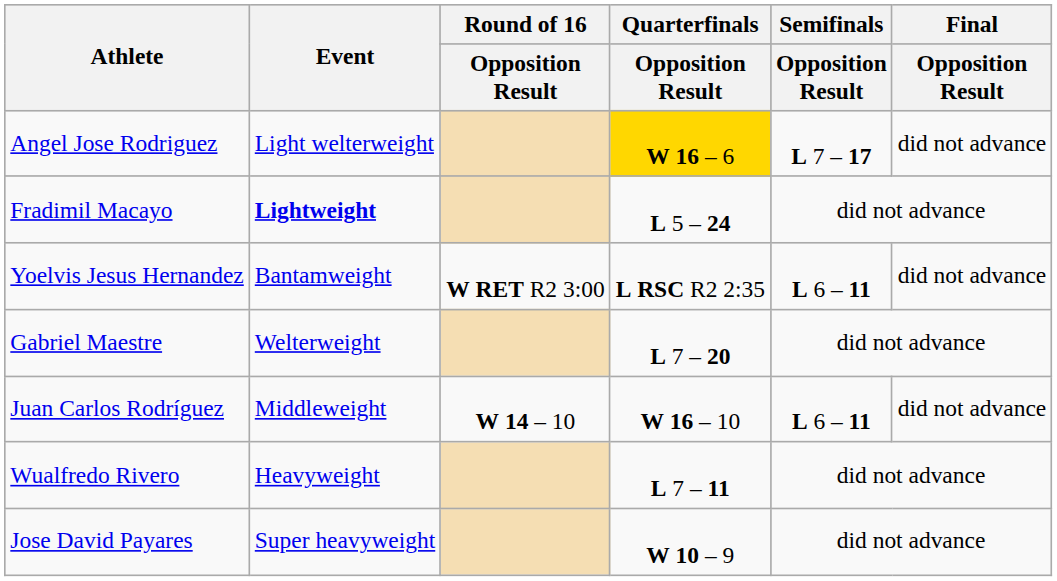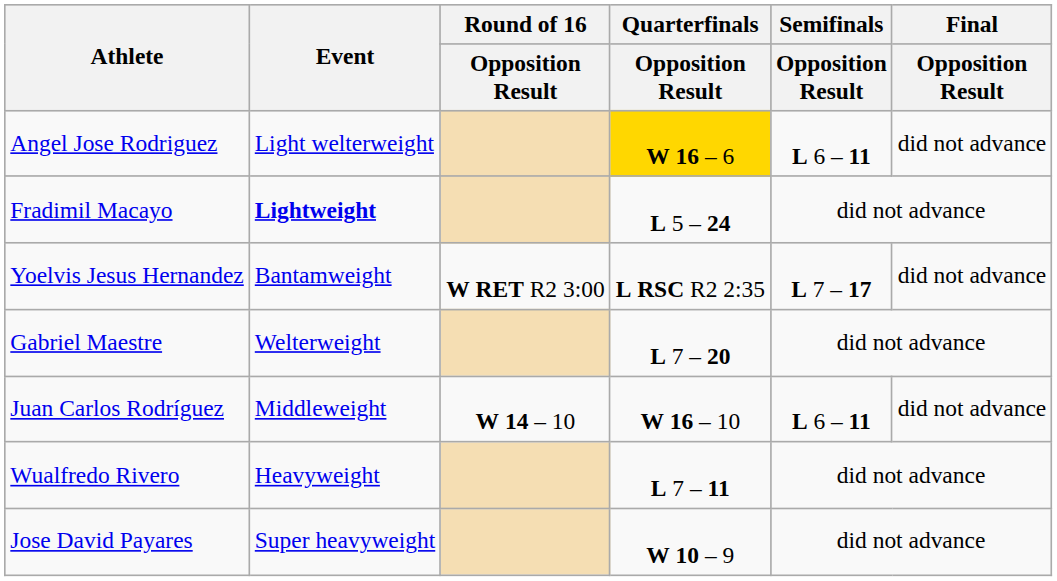(831, 157) L 7 – 17 -> (831, 157) L 6 – 11
(831, 289) L 6 – 11 -> (831, 289) L 7 – 17
